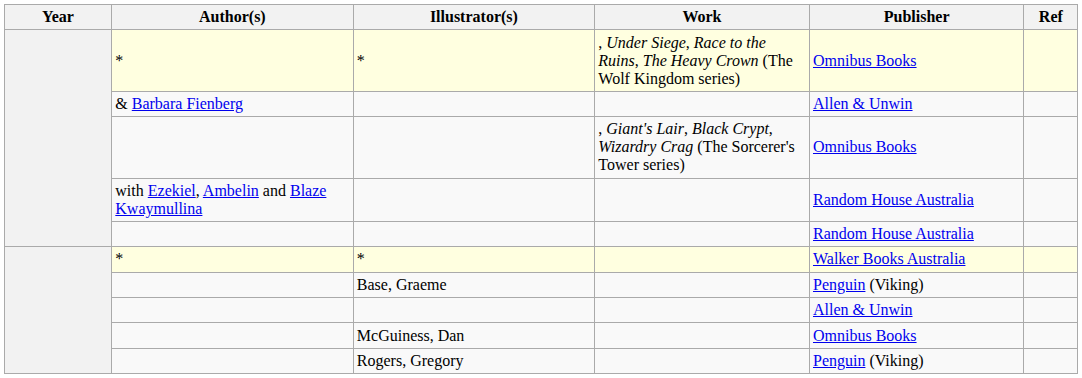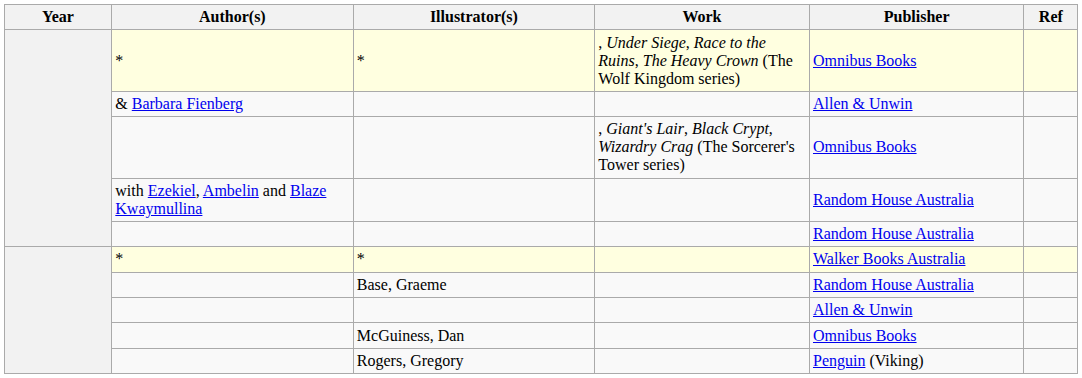(868, 284) Penguin (Viking) -> (893, 284) Random House Australia
